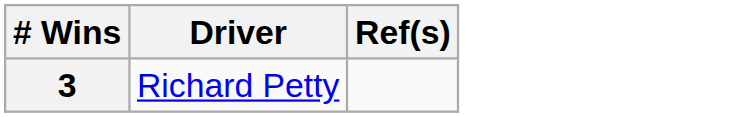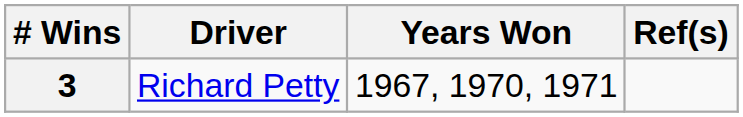+ column: (486, 32)
